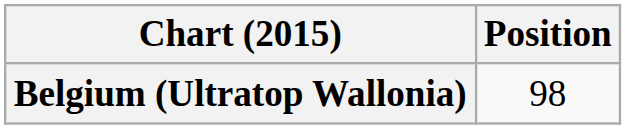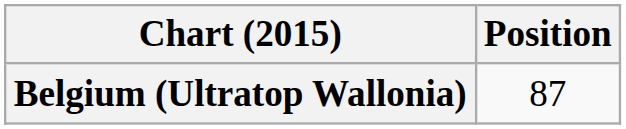(548, 92) 98 -> (548, 92) 87
